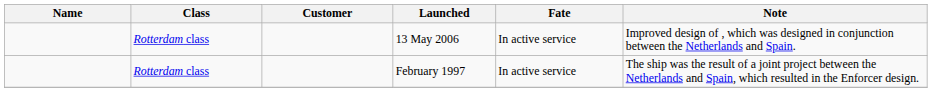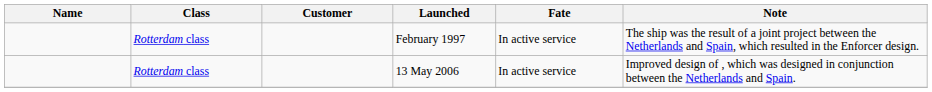rows swapped: (430, 71) <-> (427, 39)
